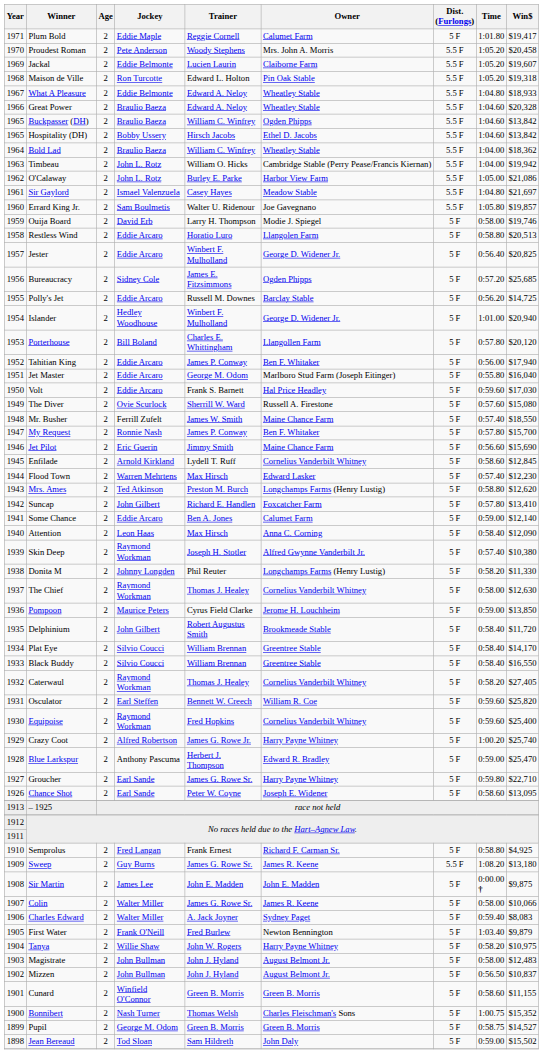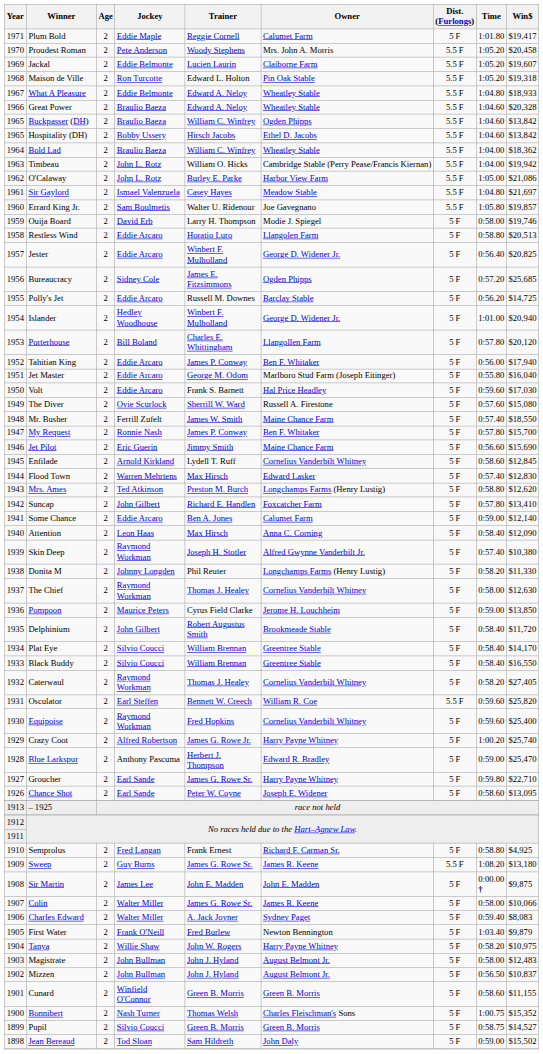(522, 476) $12,230 -> (522, 476) $12,830
(455, 702) 5 F -> (455, 702) 5.5 F
(147, 1028) George M. Odom -> (140, 1028) Silvio Coucci
